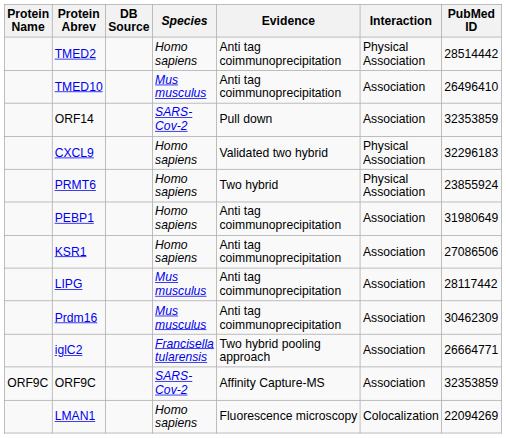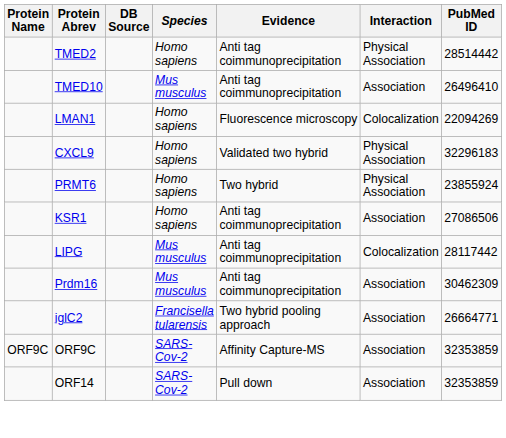rows swapped: (75, 416) <-> (74, 119)
- row: (74, 218)
(394, 284) Association -> (401, 251) Colocalization
